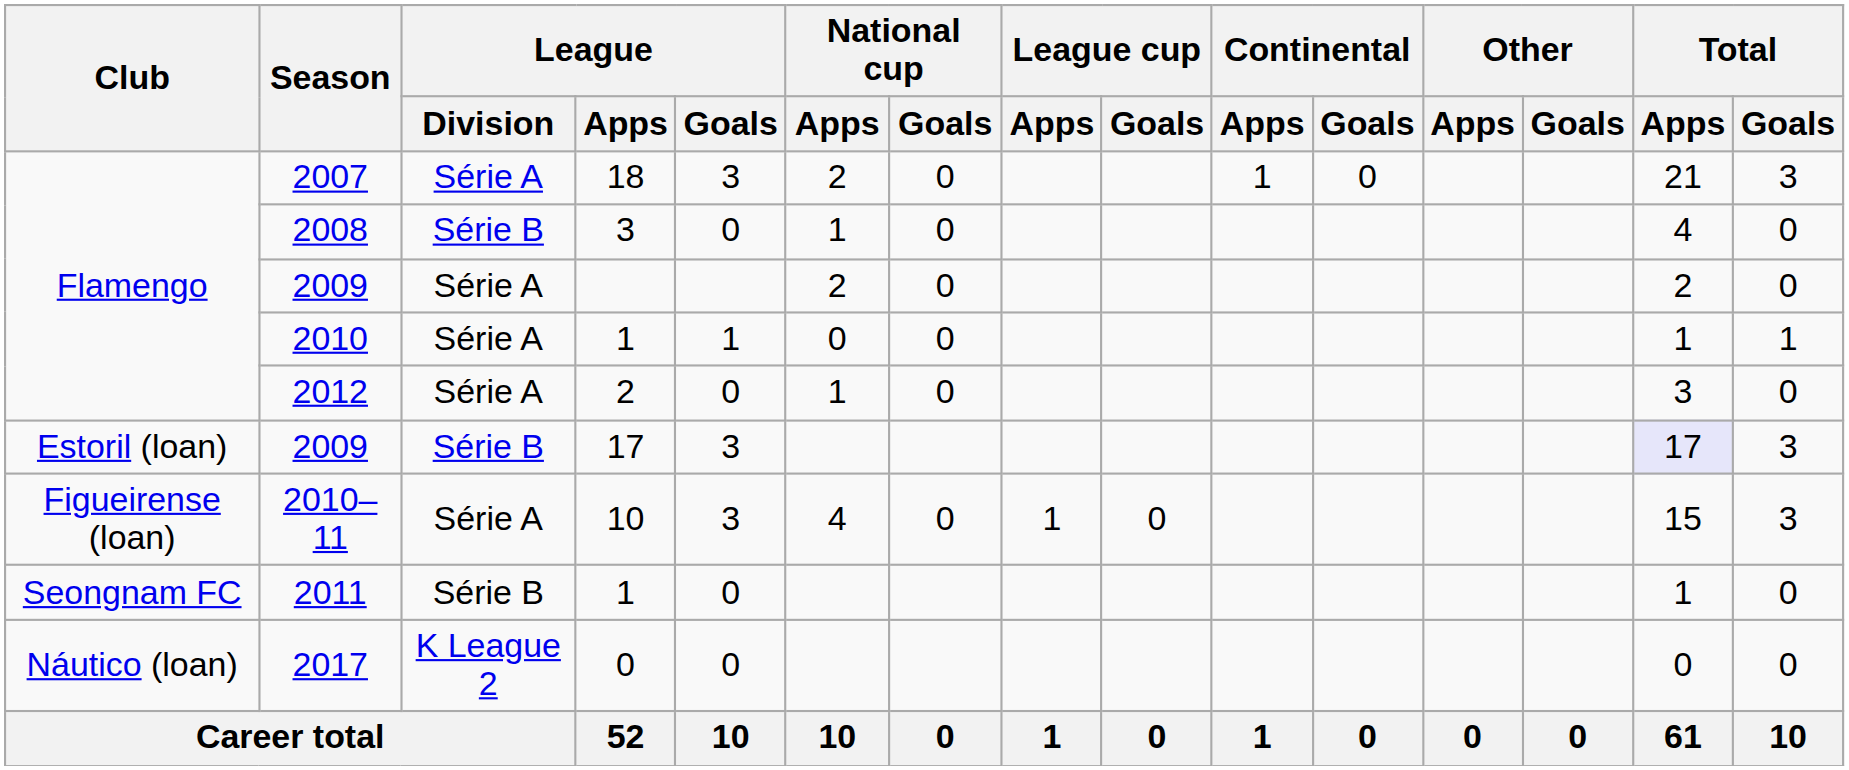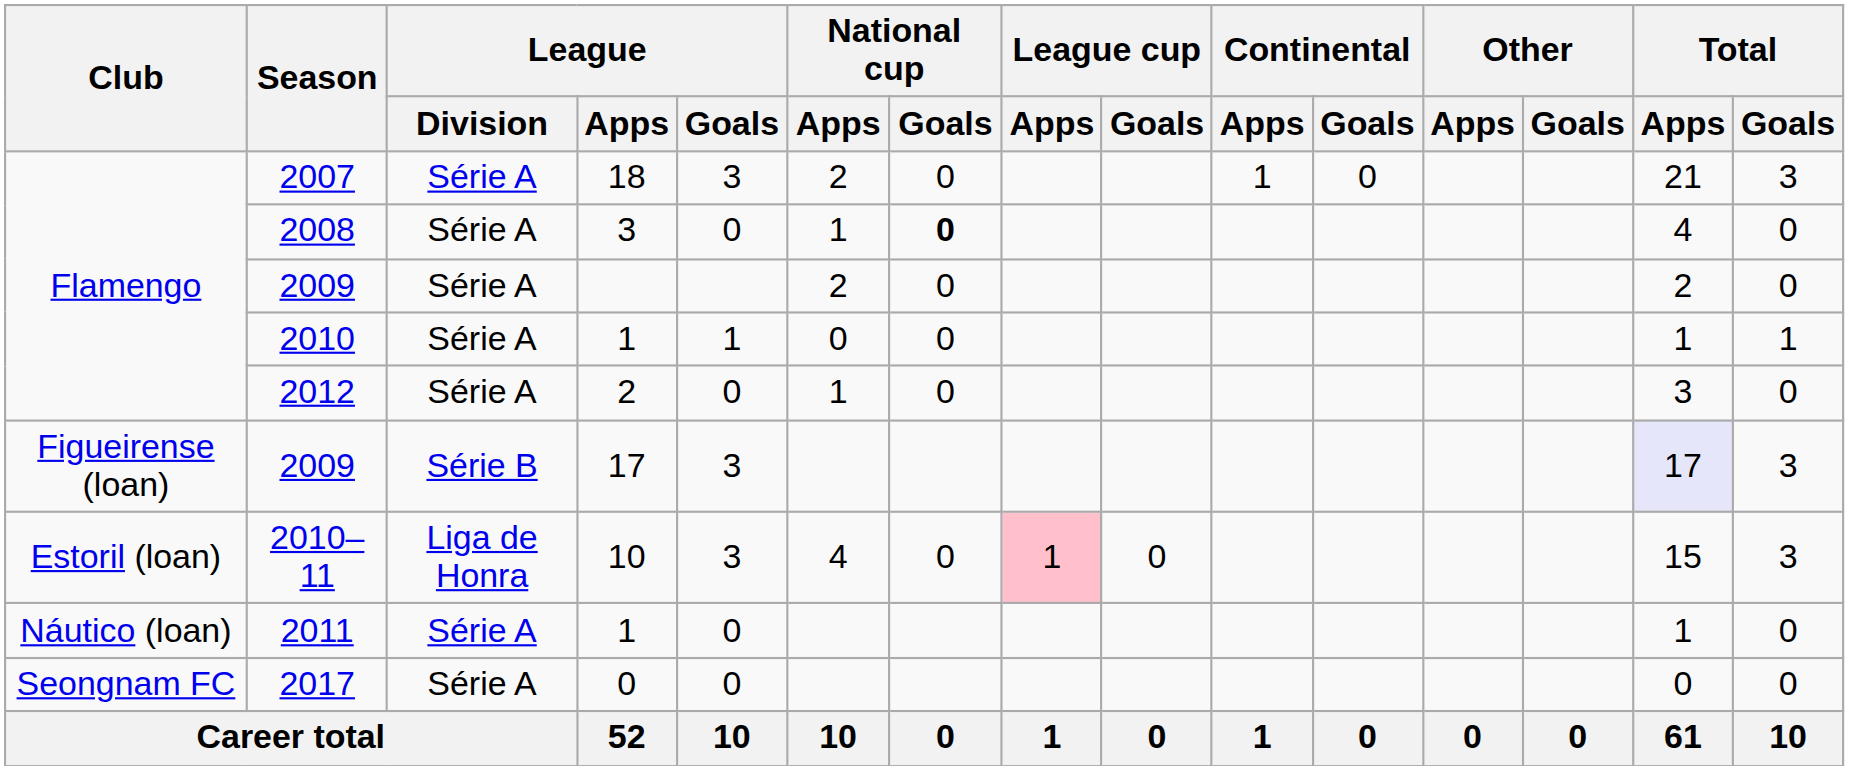(488, 230) Série B -> (482, 230) Série A
(945, 230) normal -> (946, 230) bold
(132, 446) Estoril (loan) -> (126, 465) Figueirense (loan)
(132, 518) Figueirense (loan) -> (126, 557) Estoril (loan)
(488, 518) Série A -> (482, 557) Liga de Honra
(1052, 518) no background -> (1052, 557) pink background
(132, 591) Seongnam FC -> (126, 630) Náutico (loan)
(488, 591) Série B -> (482, 630) Série A
(132, 664) Náutico (loan) -> (126, 683) Seongnam FC
(488, 664) K League 2 -> (482, 683) Série A
